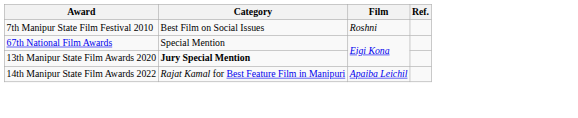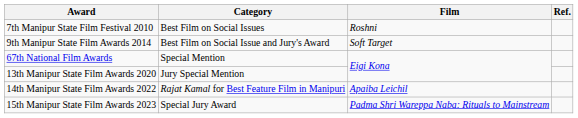+ row: (79, 43)
(205, 58) bold -> (202, 74) normal
+ row: (81, 105)
